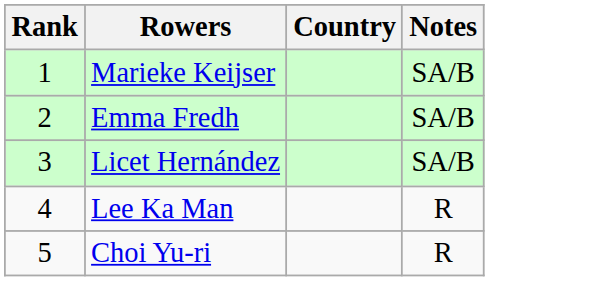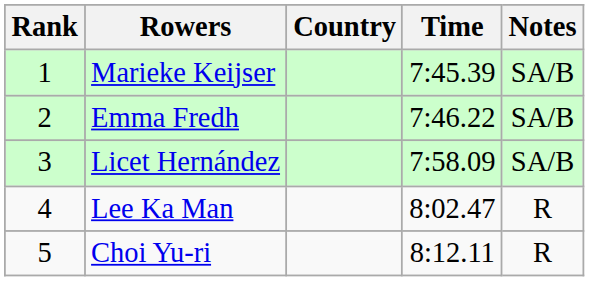+ column: (452, 27)
